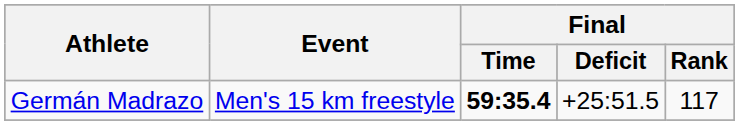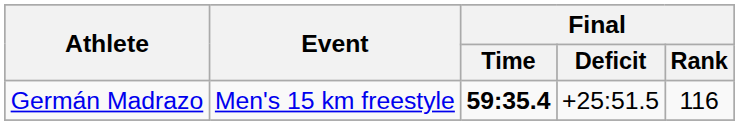(699, 101) 117 -> (699, 101) 116
